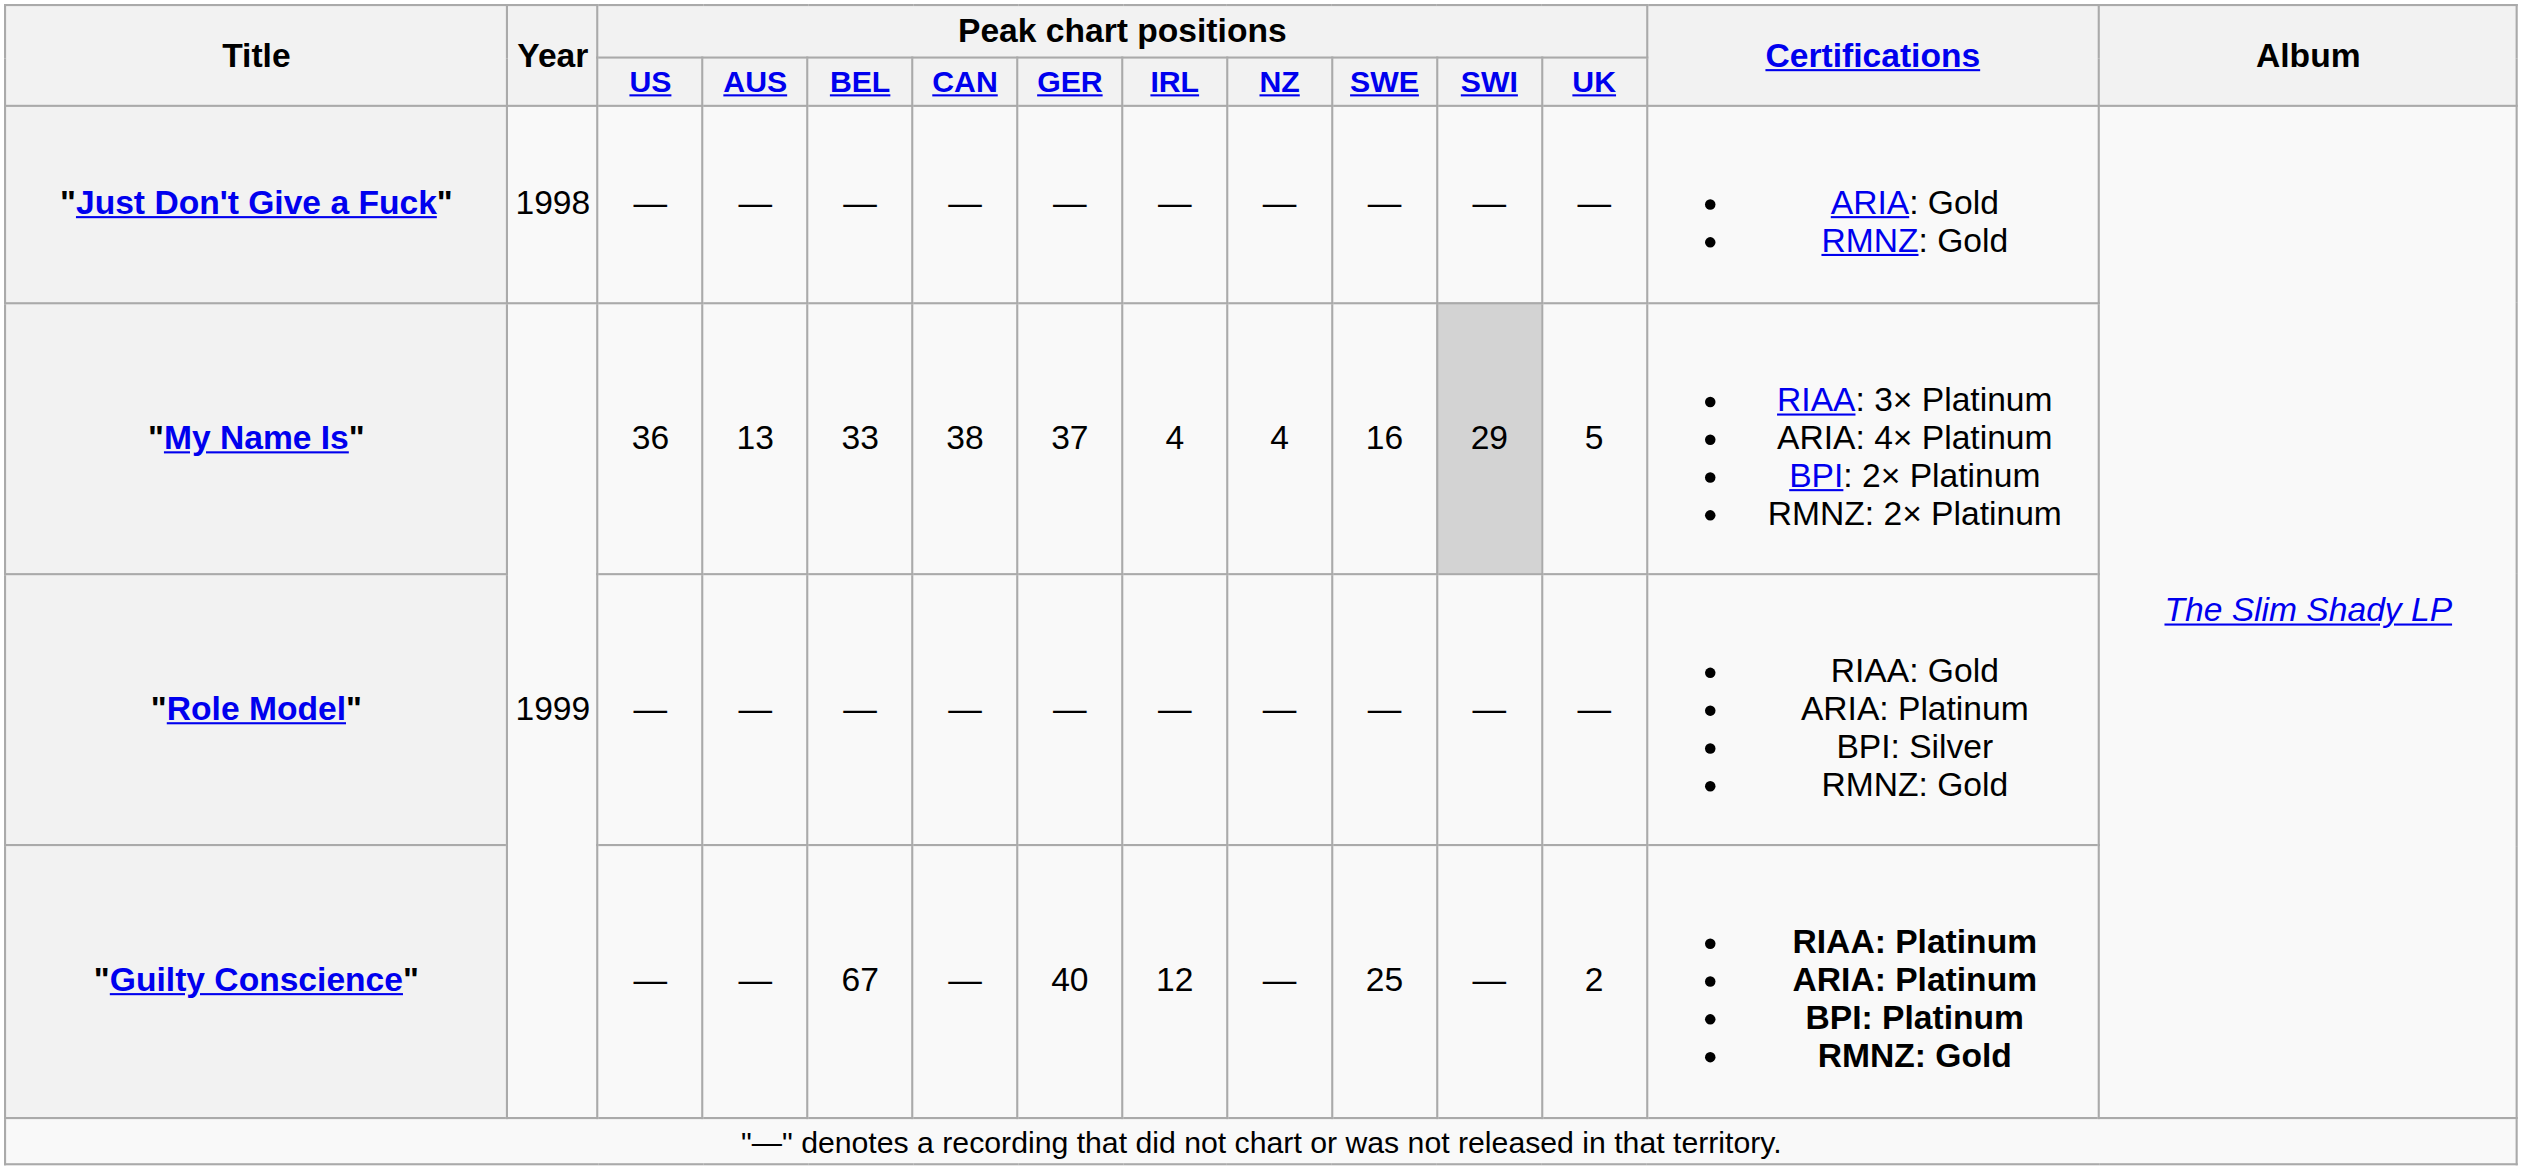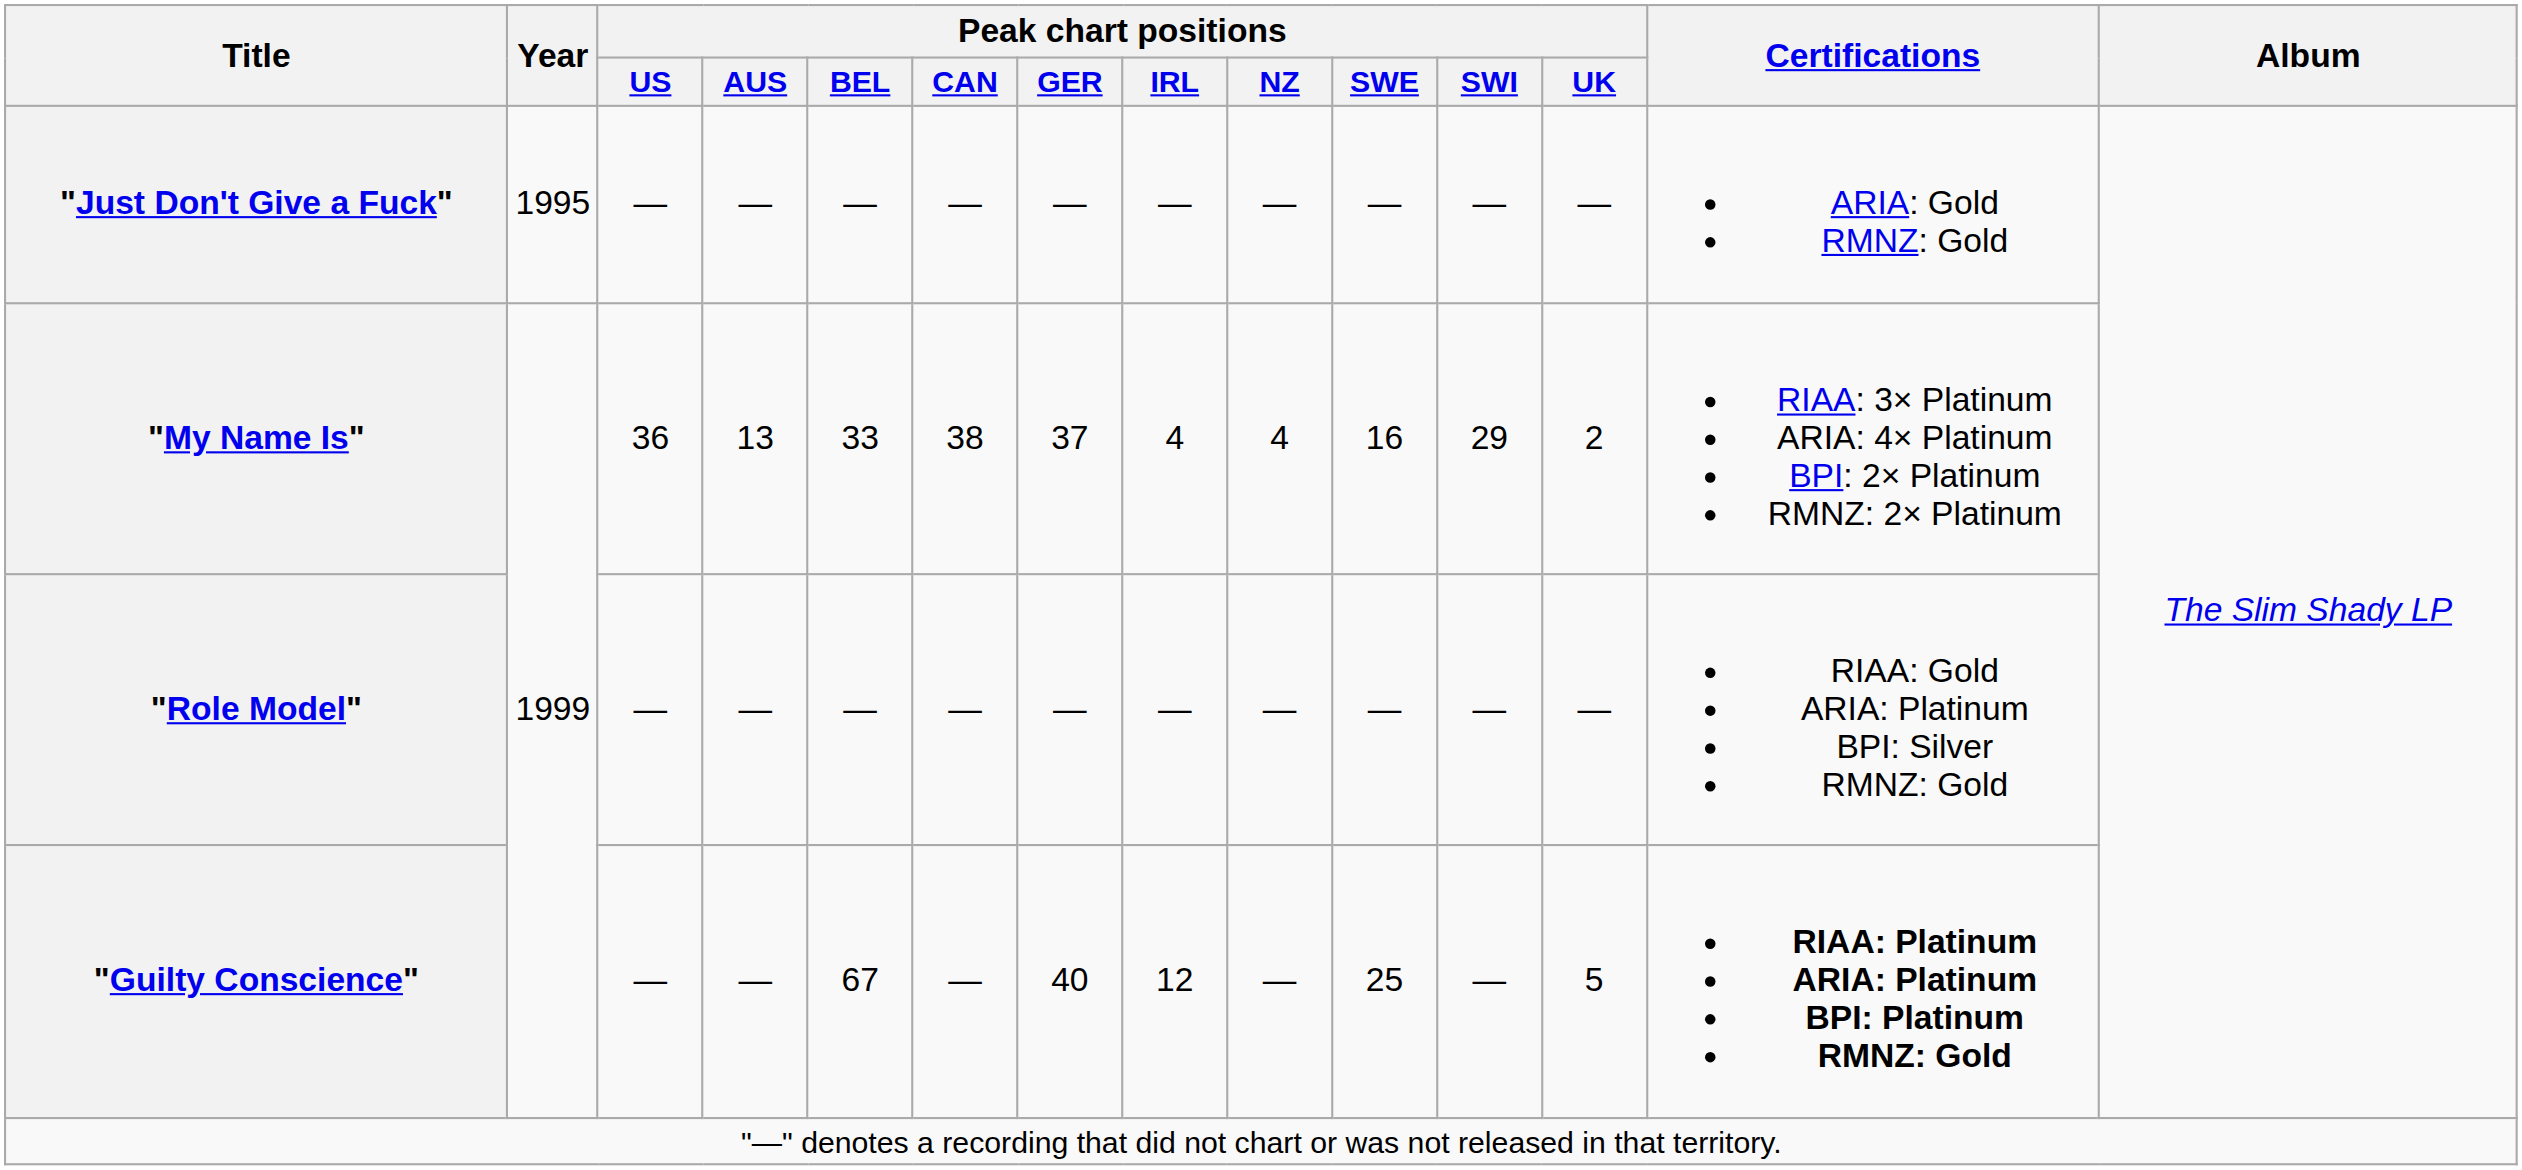(553, 203) 1998 -> (553, 203) 1995
(1489, 437) lightgrey background -> (1489, 437) no background
(1594, 437) 5 -> (1594, 437) 2
(1594, 980) 2 -> (1594, 980) 5
